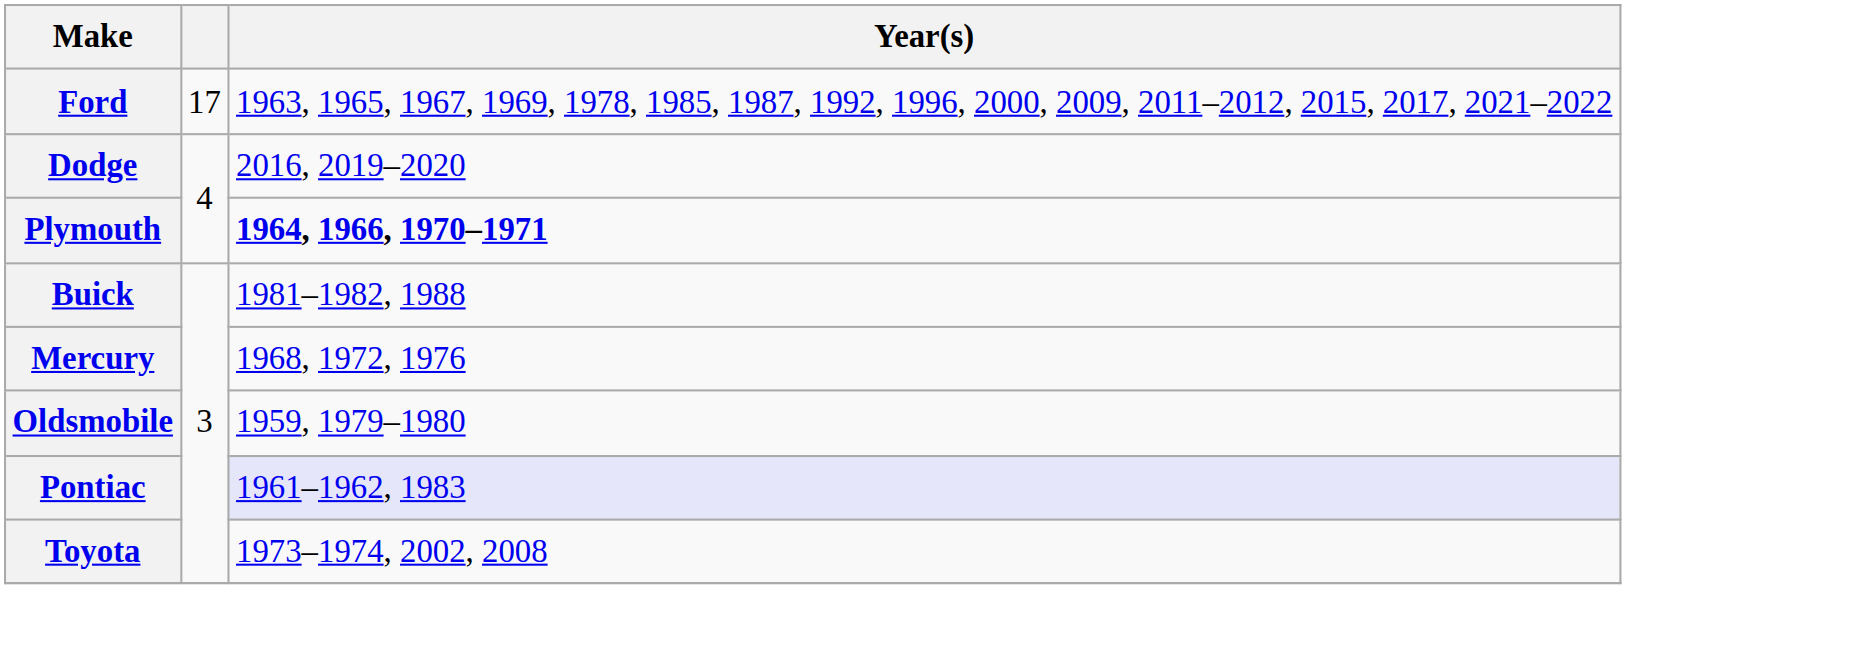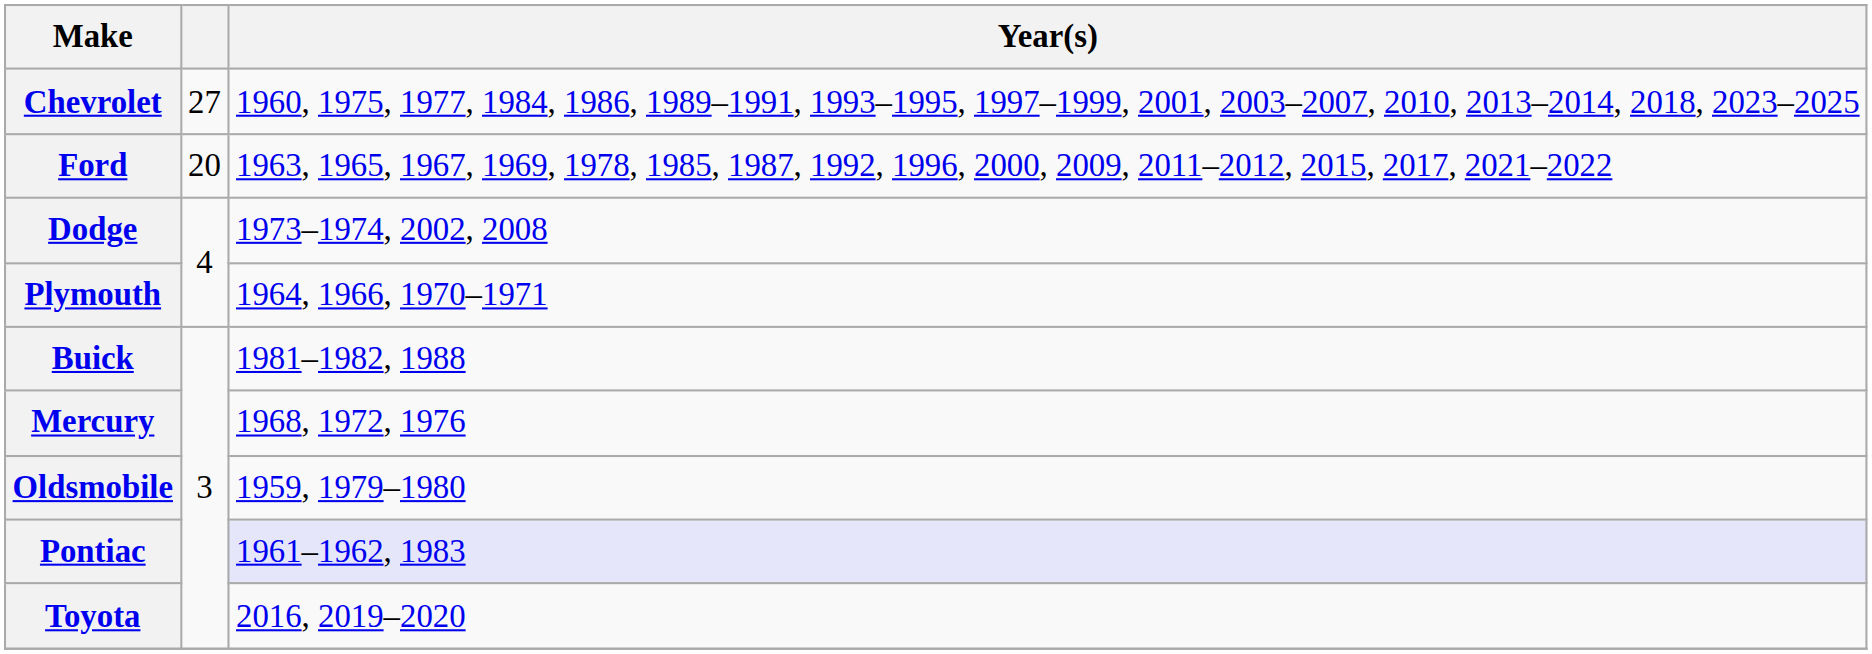+ row: (93, 100)
(204, 100) 17 -> (204, 165) 20
(351, 165) 2016, 2019–2020 -> (392, 229) 1973–1974, 2002, 2008
(392, 229) bold -> (392, 293) normal
(392, 551) 1973–1974, 2002, 2008 -> (351, 615) 2016, 2019–2020
